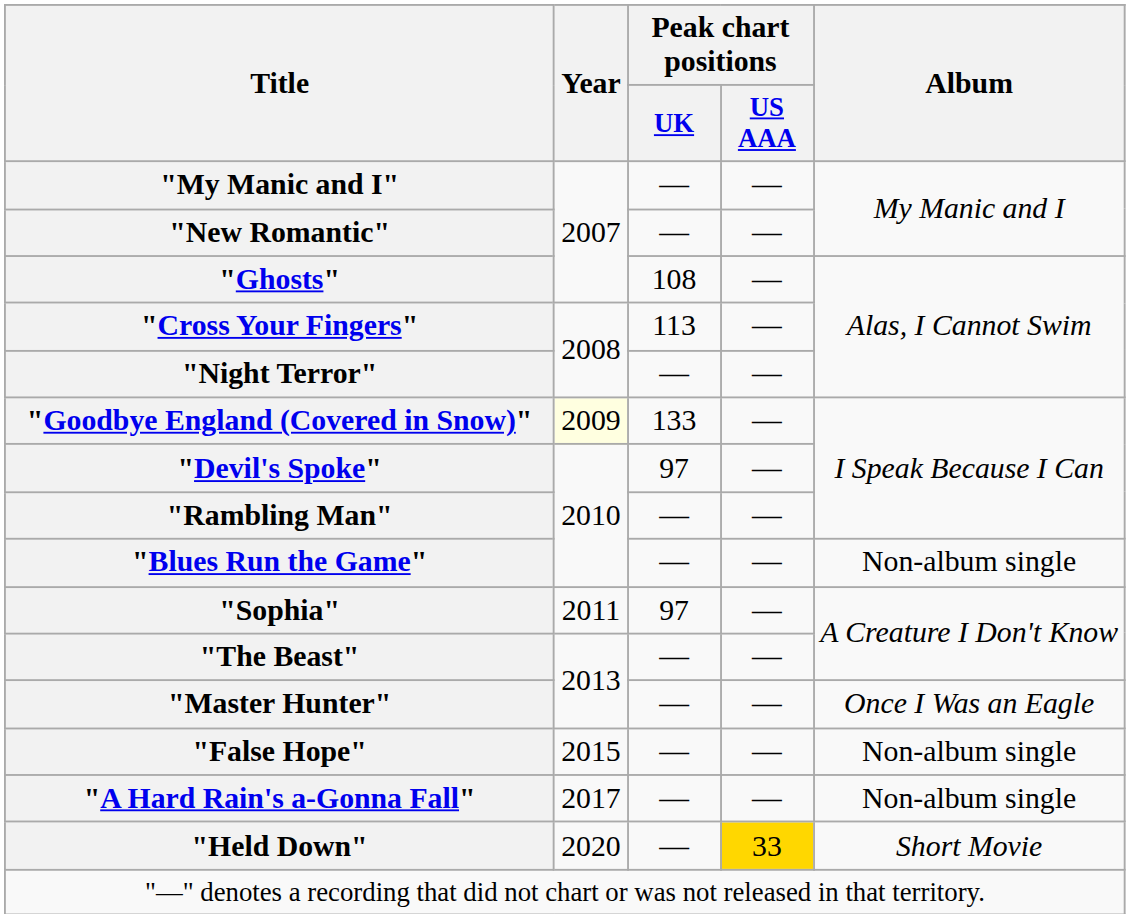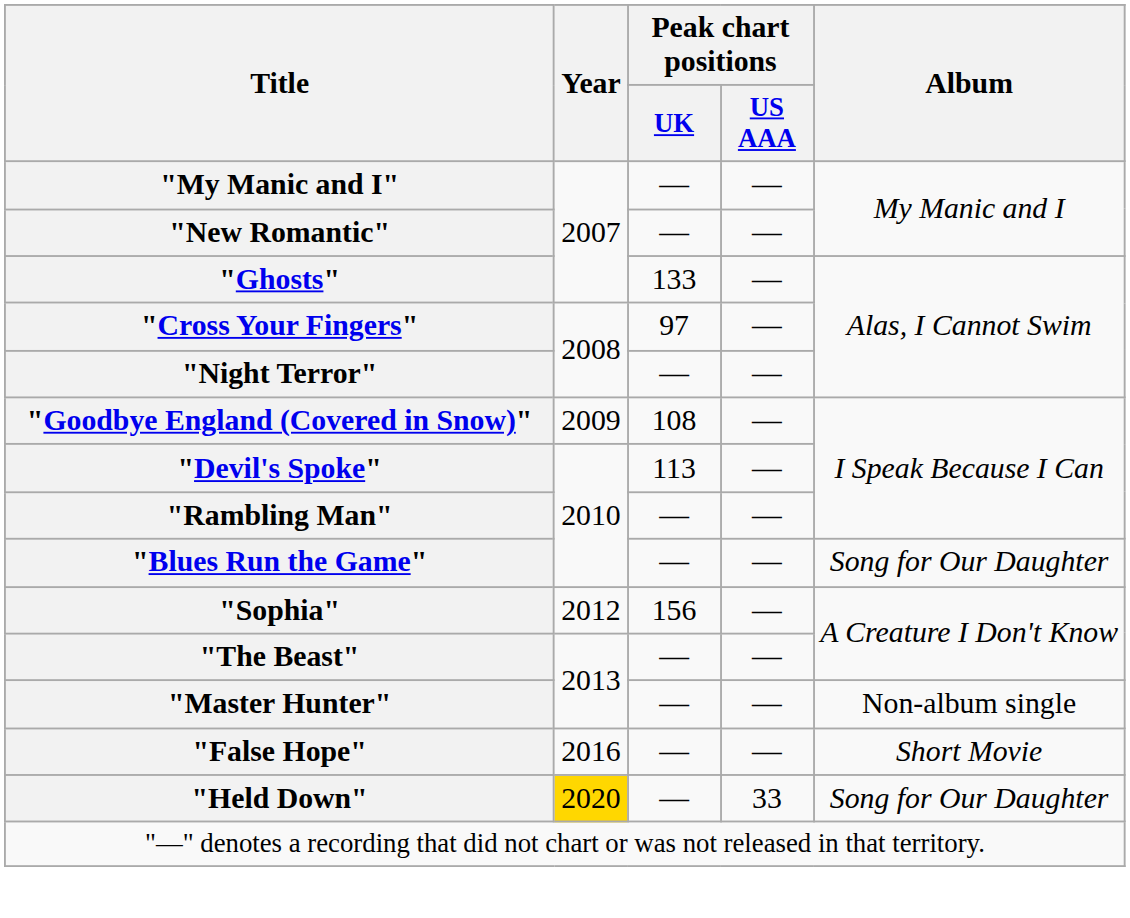(674, 278) 108 -> (674, 278) 133
(674, 326) 113 -> (674, 326) 97
(591, 420) lightyellow background -> (591, 420) no background
(674, 420) 133 -> (674, 420) 108
(674, 467) 97 -> (674, 467) 113
(969, 562) Non-album single -> (969, 562) Song for Our Daughter
(591, 609) 2011 -> (591, 609) 2012
(674, 609) 97 -> (674, 609) 156
(969, 703) Once I Was an Eagle -> (969, 703) Non-album single
(591, 750) 2015 -> (591, 750) 2016
(969, 750) Non-album single -> (969, 750) Short Movie
- row: (280, 798)
(591, 845) no background -> (591, 798) gold background
(767, 845) gold background -> (767, 798) no background
(969, 845) Short Movie -> (969, 798) Song for Our Daughter
